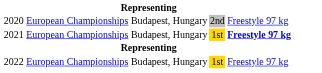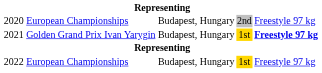(77, 34) European Championships -> (91, 34) Golden Grand Prix Ivan Yarygin
